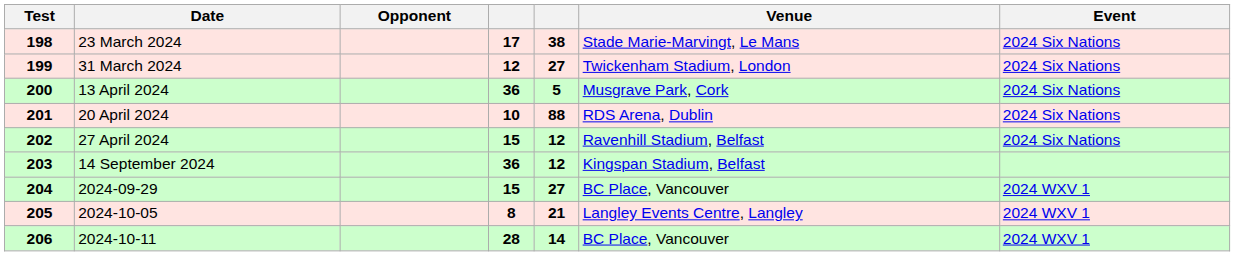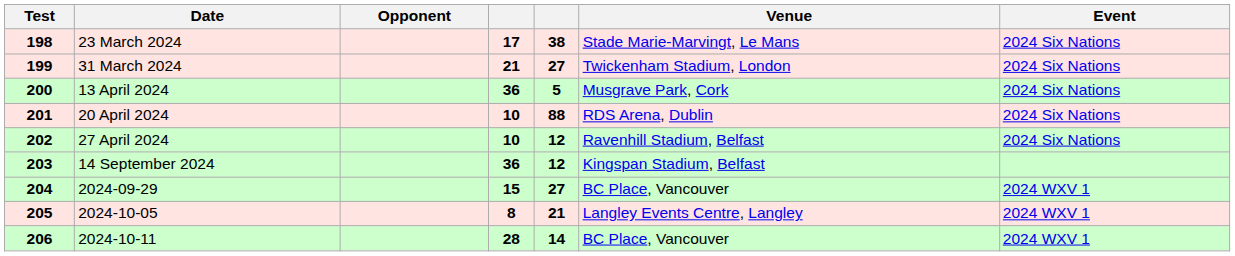(511, 66) 12 -> (511, 66) 21
(511, 139) 15 -> (511, 139) 10
